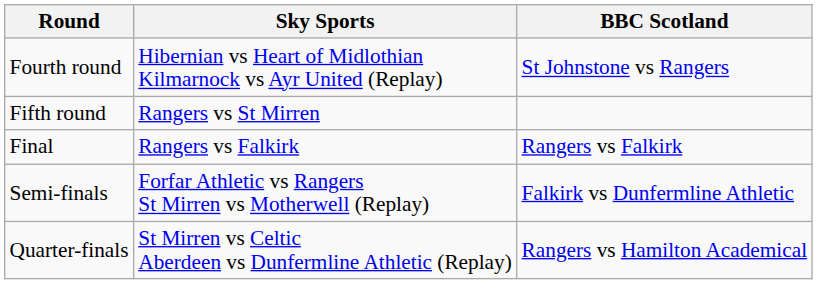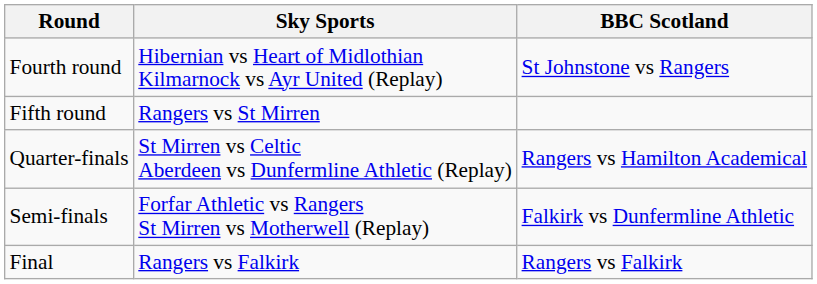rows swapped: (69, 249) <-> (31, 146)
